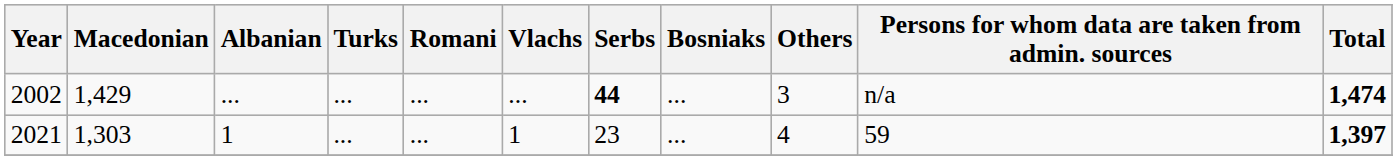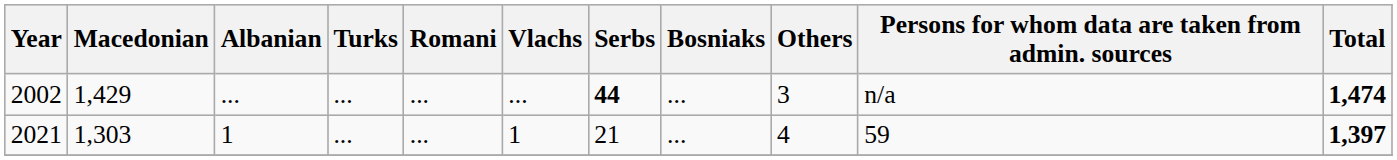(607, 134) 23 -> (607, 134) 21
